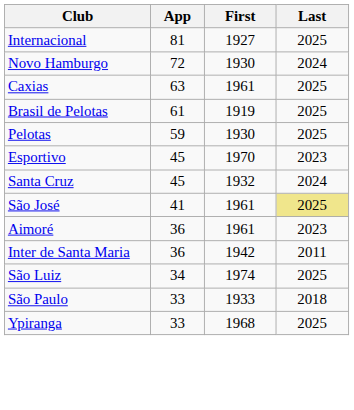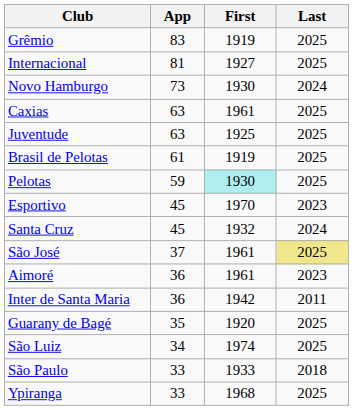+ row: (31, 39)
(178, 63) 72 -> (178, 87) 73
+ row: (38, 134)
(240, 134) no background -> (240, 181) paleturquoise background
(178, 205) 41 -> (178, 252) 37
+ row: (60, 323)
